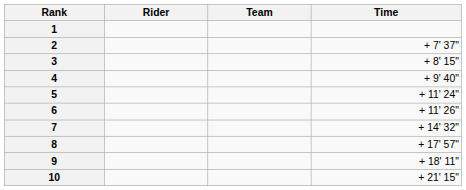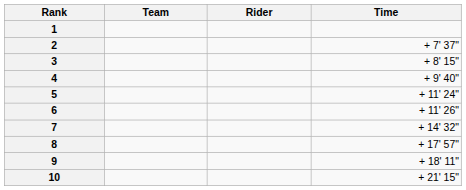columns swapped: (156, 12) <-> (259, 12)
